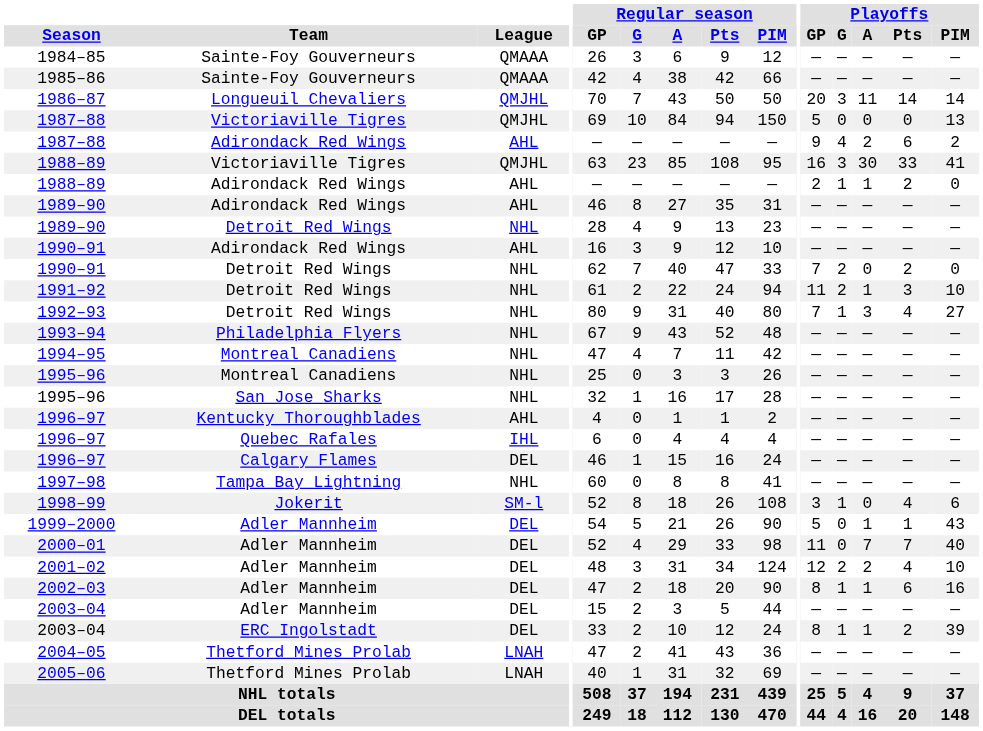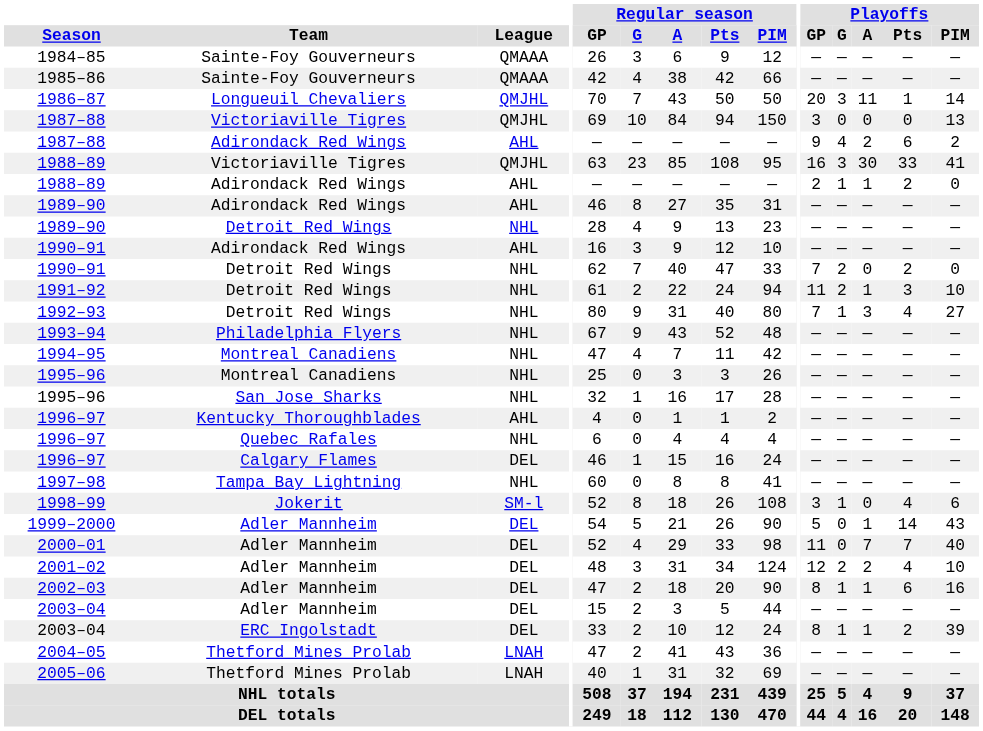(908, 100) 14 -> (908, 100) 1
(816, 121) 5 -> (816, 121) 3
(524, 440) IHL -> (524, 440) NHL
(908, 525) 1 -> (908, 525) 14
